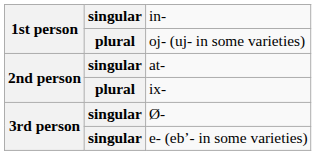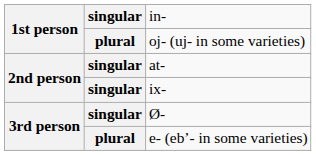(115, 89) plural -> (115, 89) singular
(115, 138) singular -> (115, 138) plural
